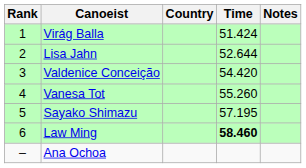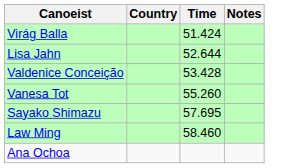- column: (23, 14)
(238, 73) 54.420 -> (202, 73) 53.428
(238, 113) 57.195 -> (202, 113) 57.695
(238, 133) bold -> (202, 133) normal
